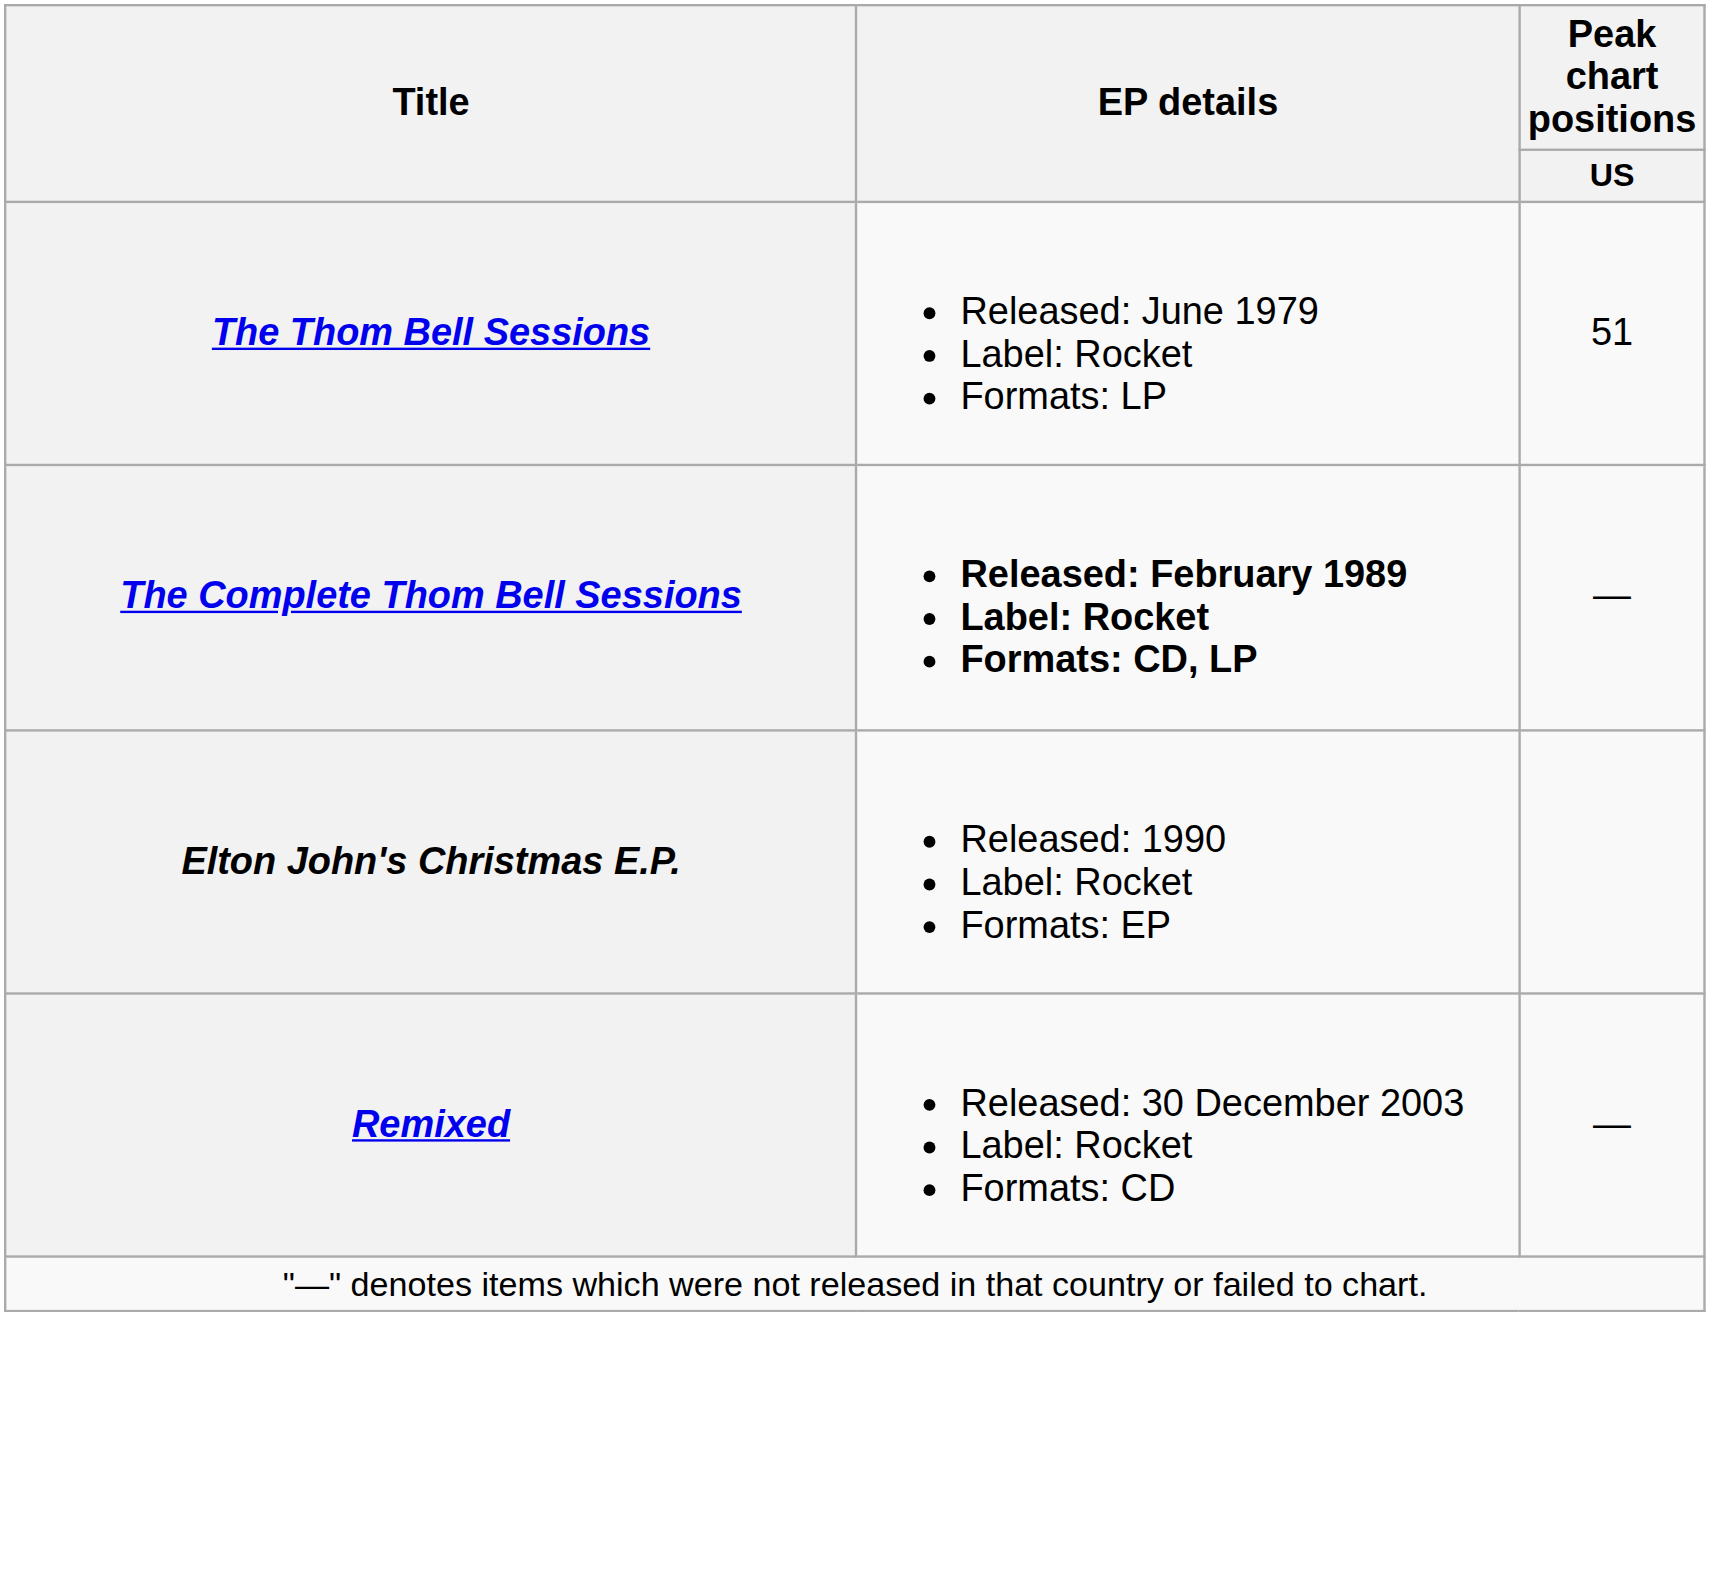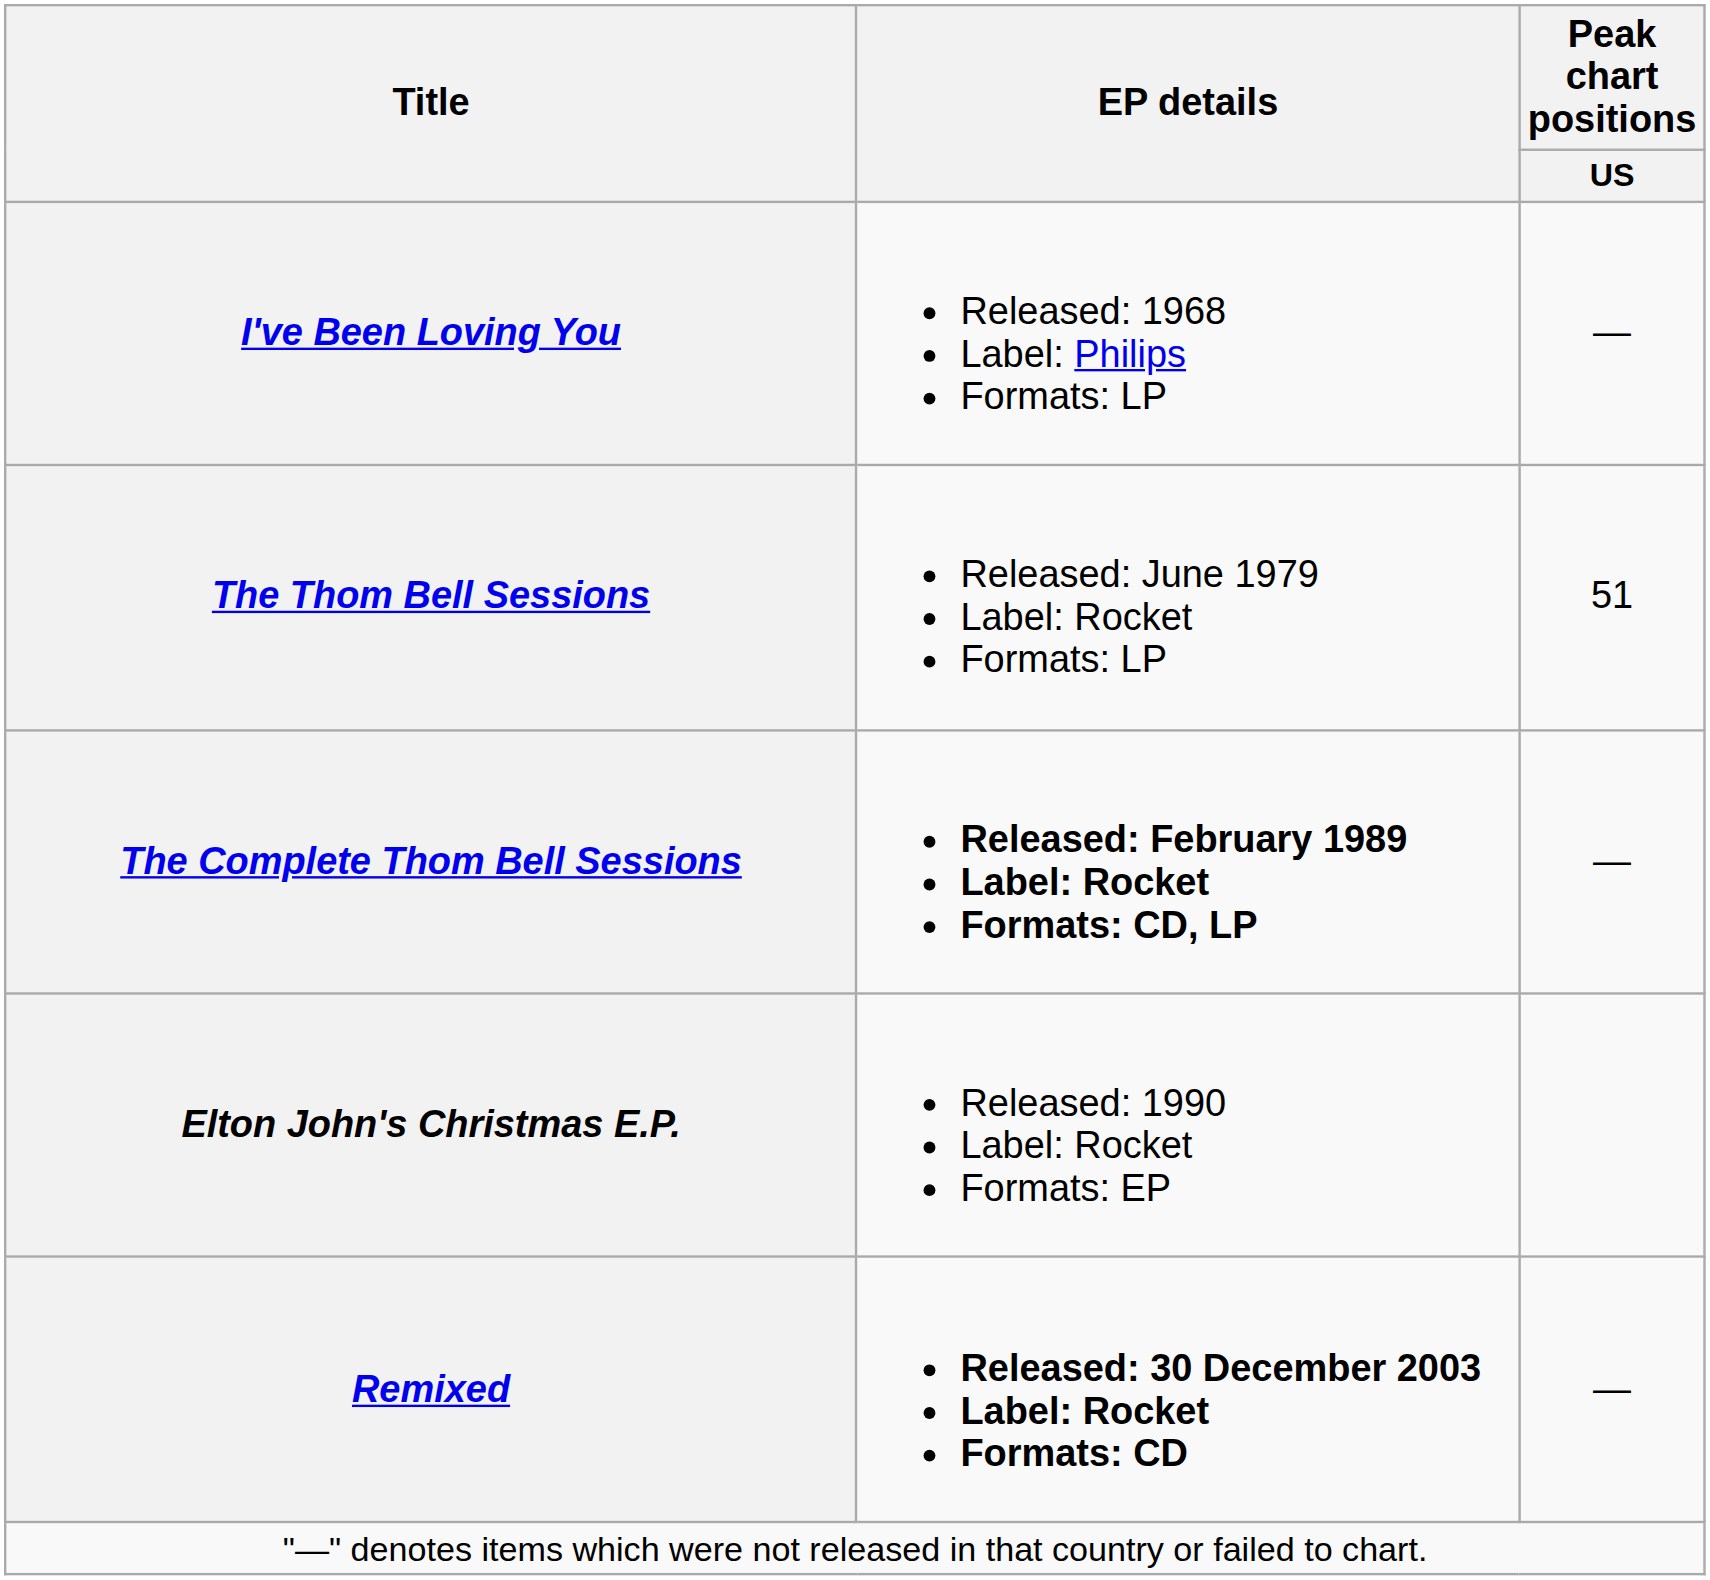+ row: (431, 332)
(1188, 1147) normal -> (1188, 1411) bold
